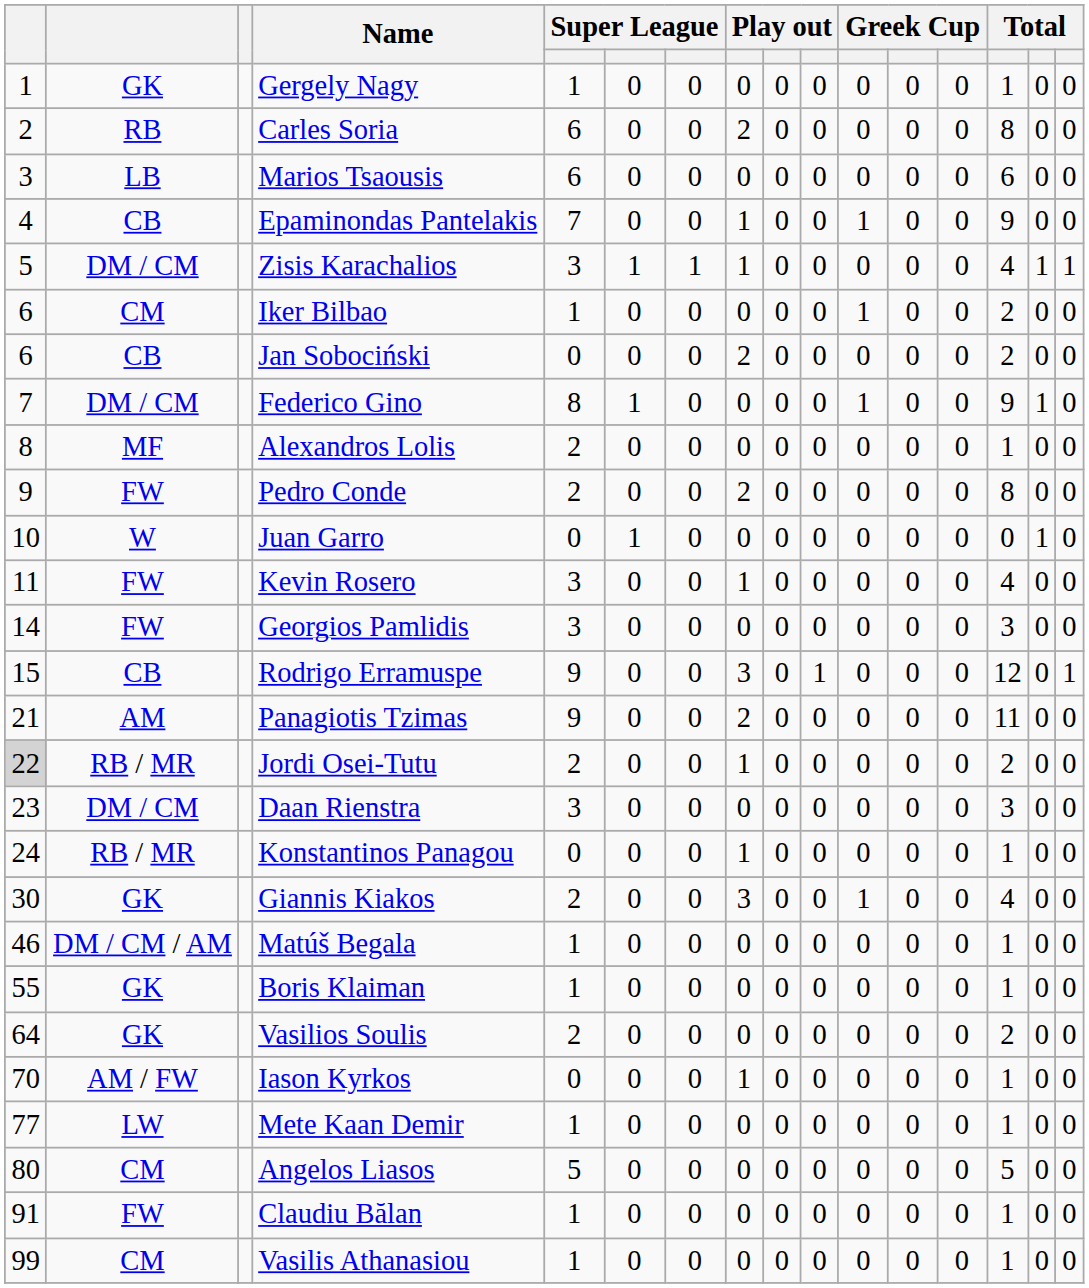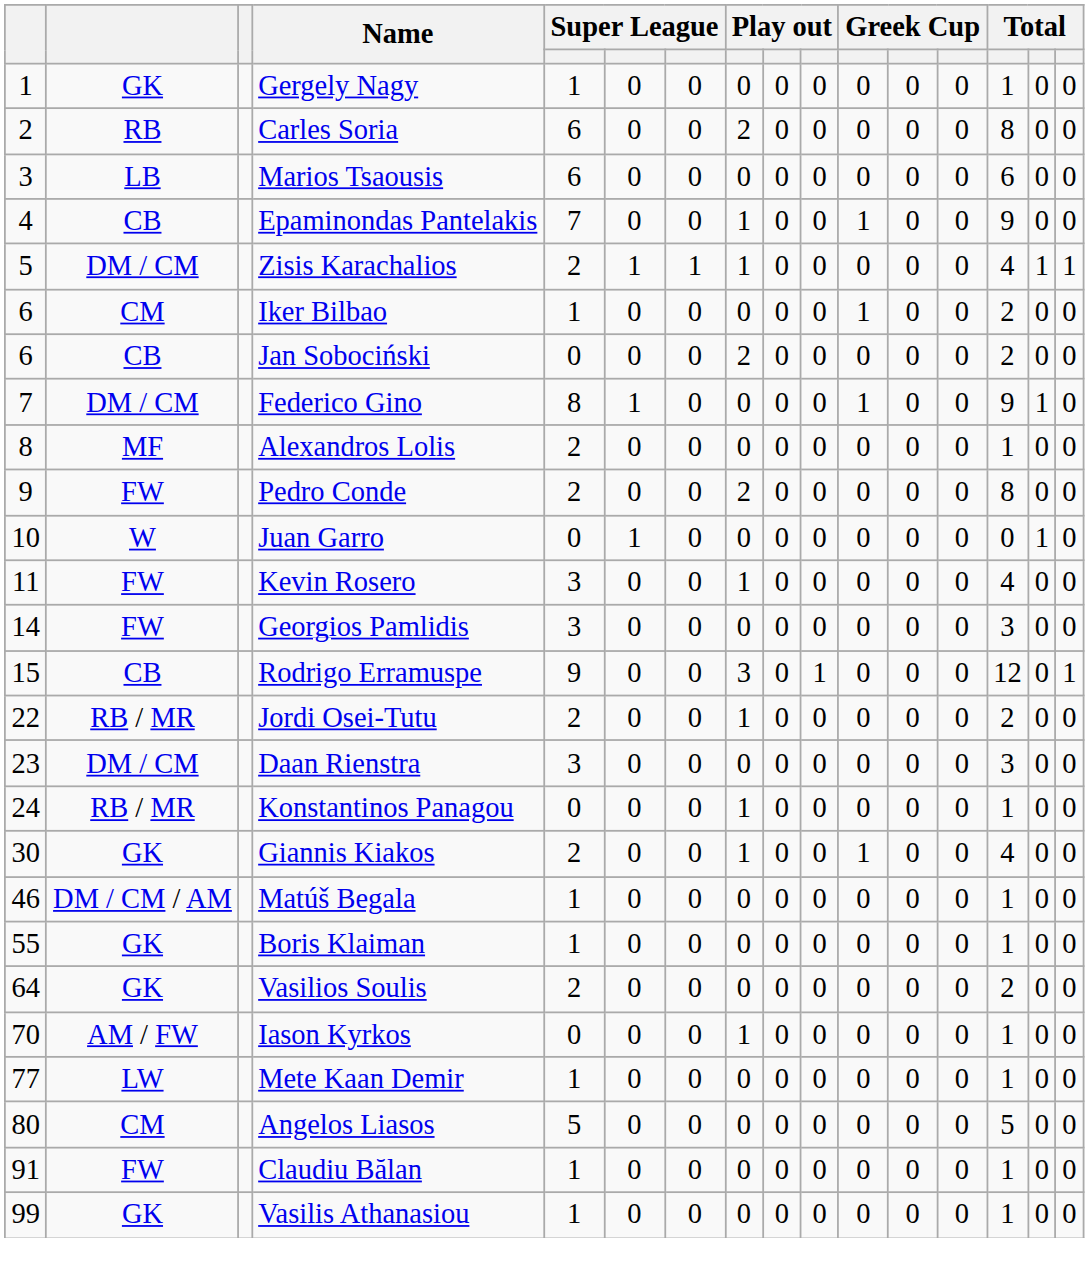(574, 266) 3 -> (574, 266) 2
- row: (363, 717)
(26, 762) lightgrey background -> (26, 717) no background
(744, 898) 3 -> (744, 853) 1
(142, 1259) CM -> (142, 1214) GK
